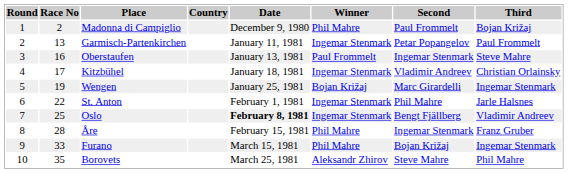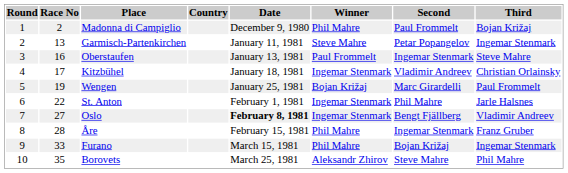(352, 42) Ingemar Stenmark -> (339, 42) Steve Mahre
(508, 42) Paul Frommelt -> (516, 42) Ingemar Stenmark
(516, 86) Ingemar Stenmark -> (508, 86) Paul Frommelt
(60, 116) 25 -> (60, 116) 27
